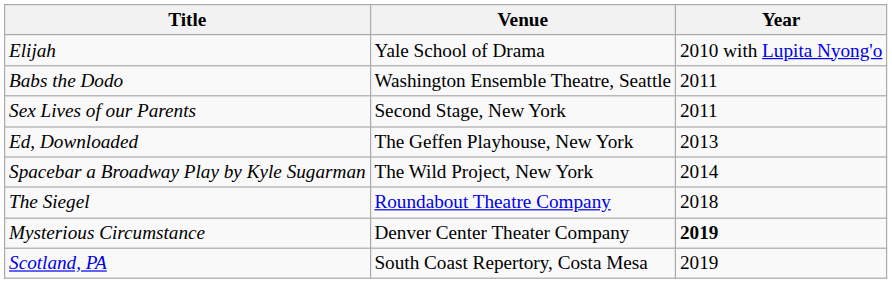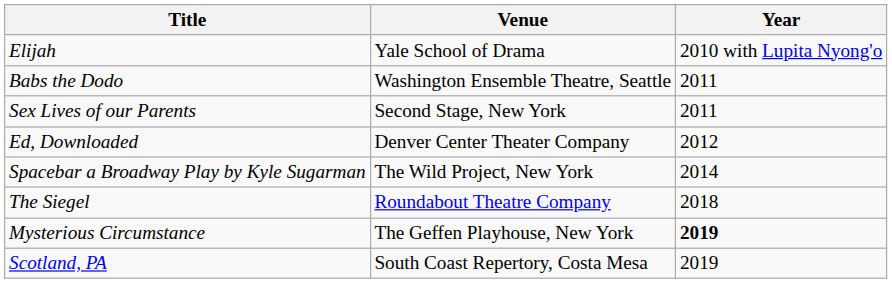(504, 141) The Geffen Playhouse, New York -> (502, 141) Denver Center Theater Company
(699, 141) 2013 -> (699, 141) 2012
(502, 232) Denver Center Theater Company -> (504, 232) The Geffen Playhouse, New York
